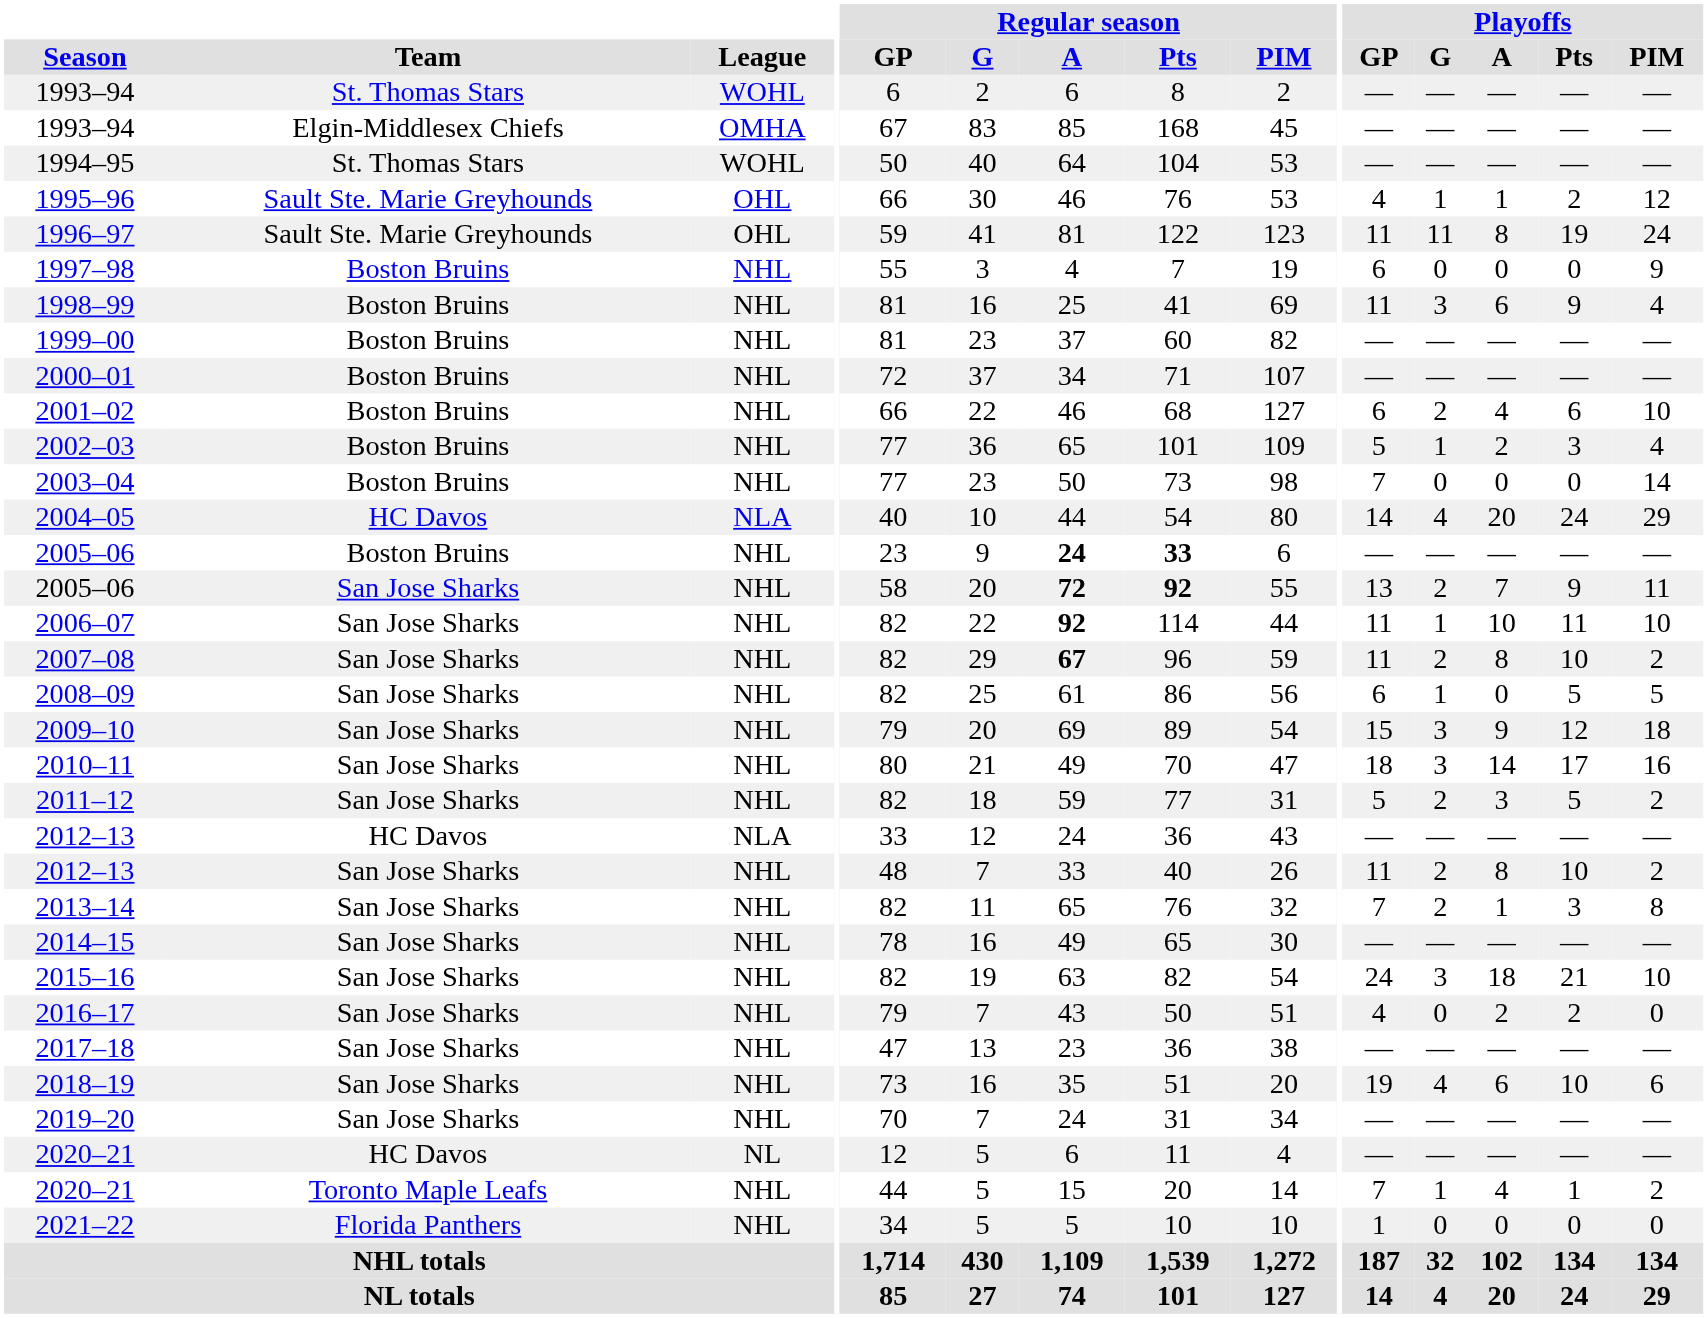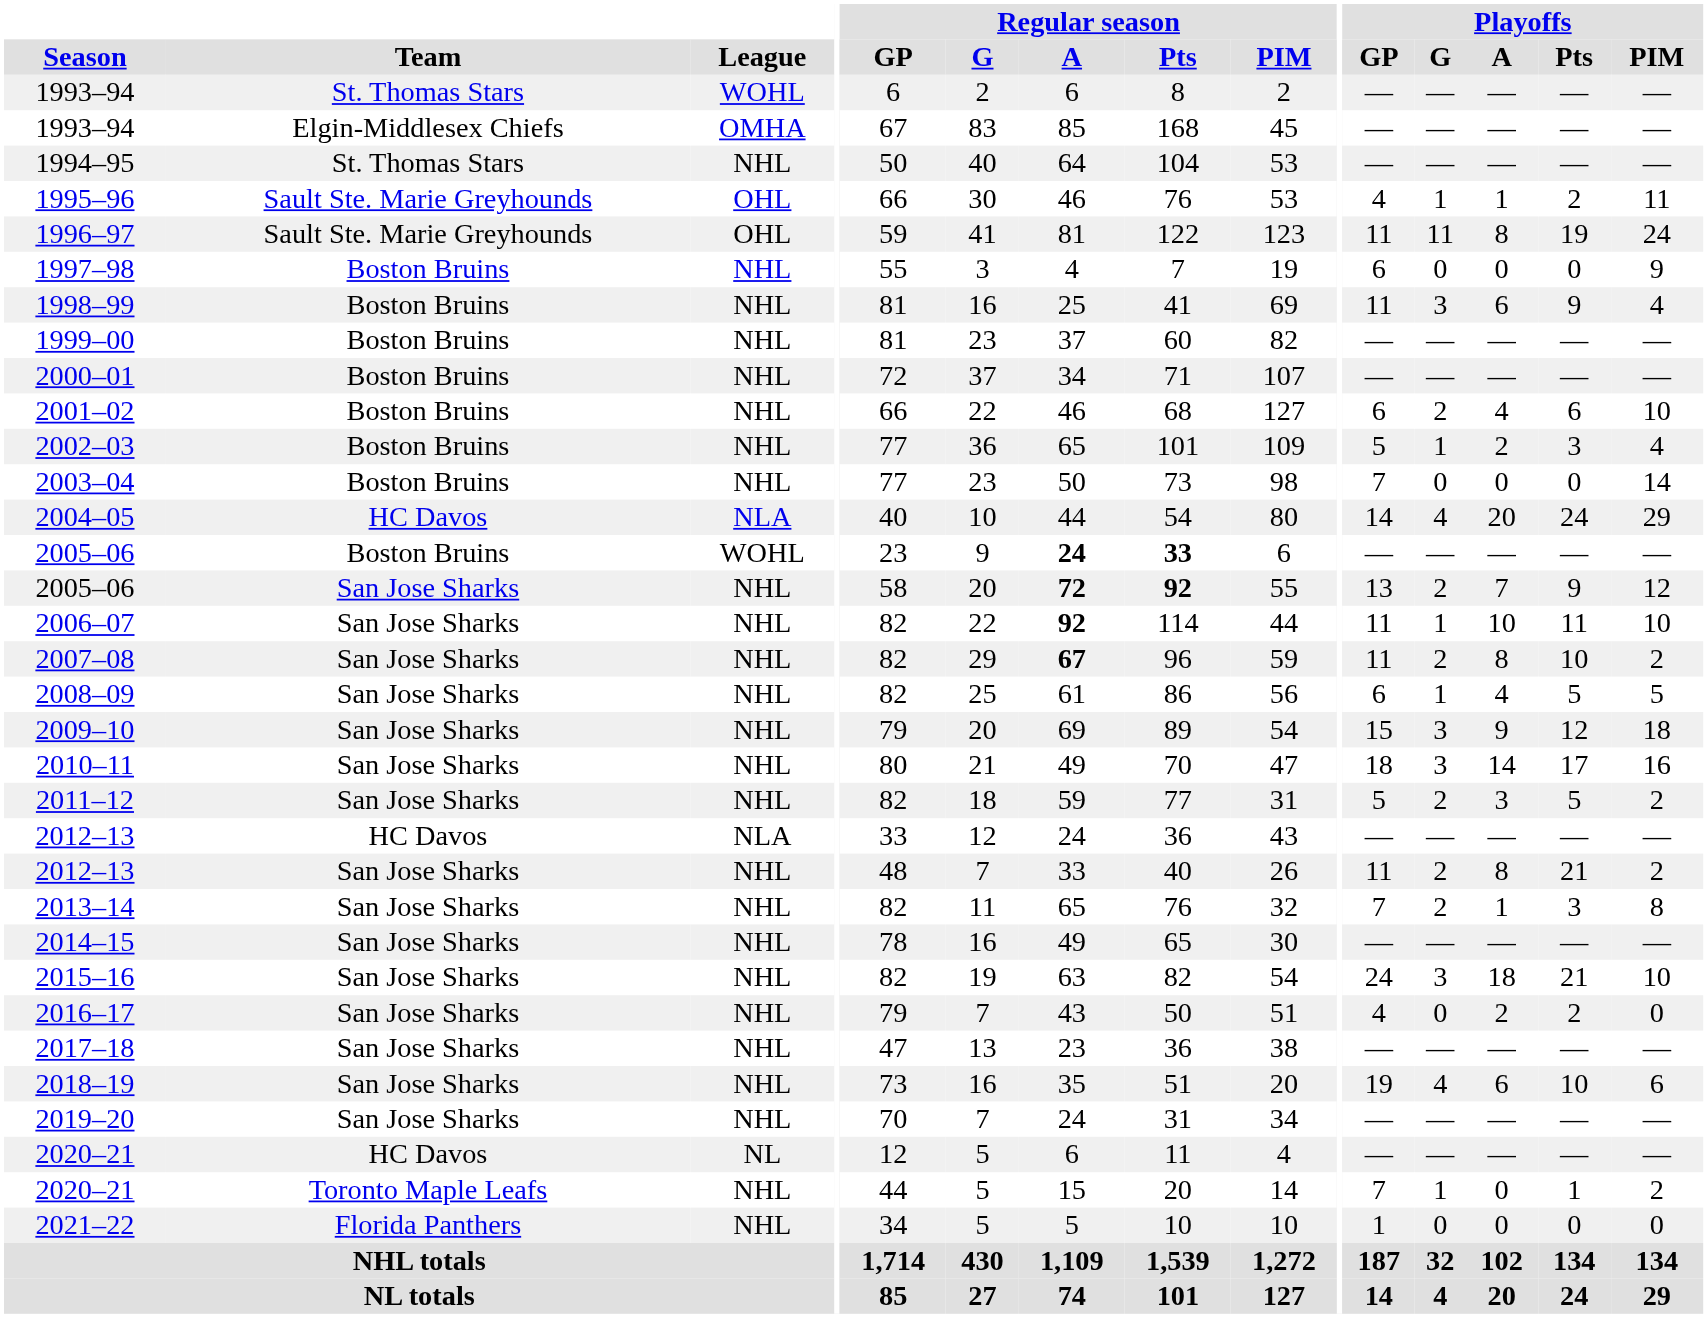(762, 162) WOHL -> (762, 162) NHL
(1657, 198) 12 -> (1657, 198) 11
(762, 552) NHL -> (762, 552) WOHL
(1657, 587) 11 -> (1657, 587) 12
(1502, 693) 0 -> (1502, 693) 4
(1574, 870) 10 -> (1574, 870) 21
(1502, 1189) 4 -> (1502, 1189) 0
